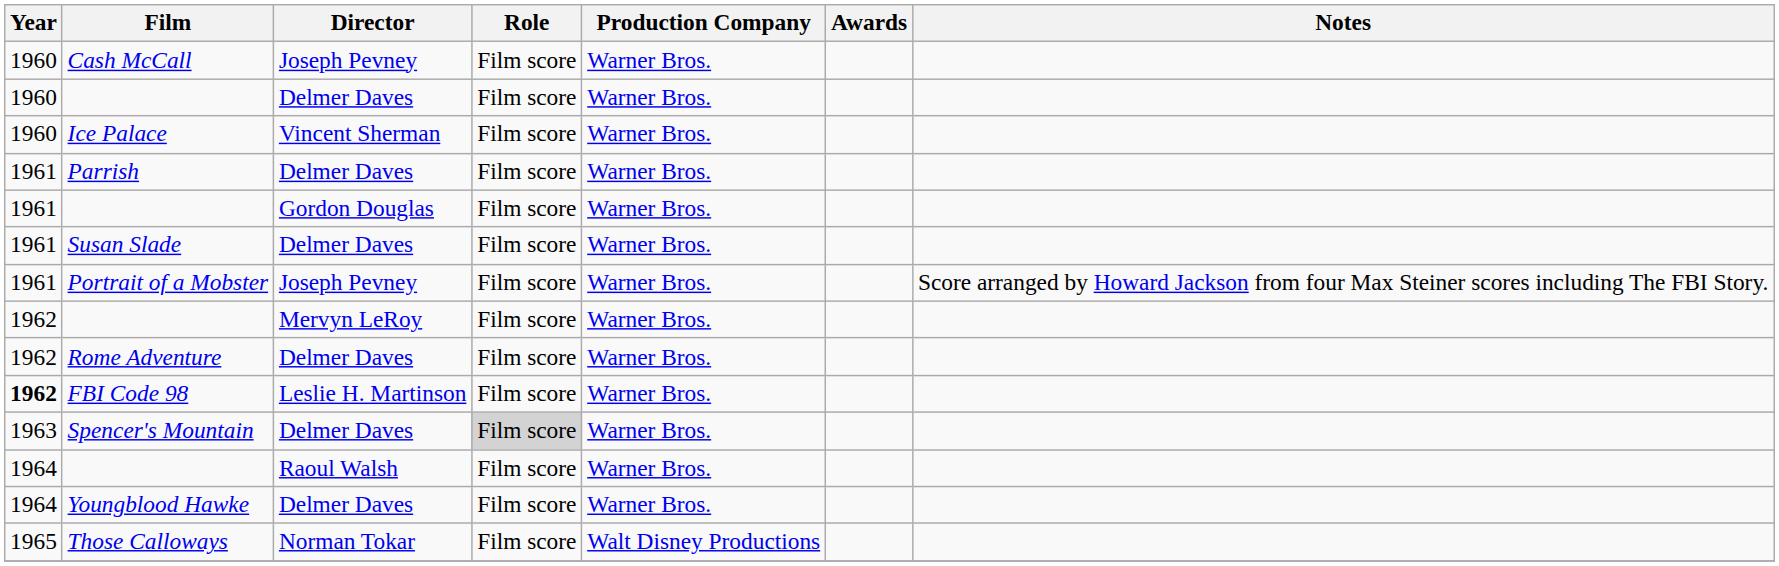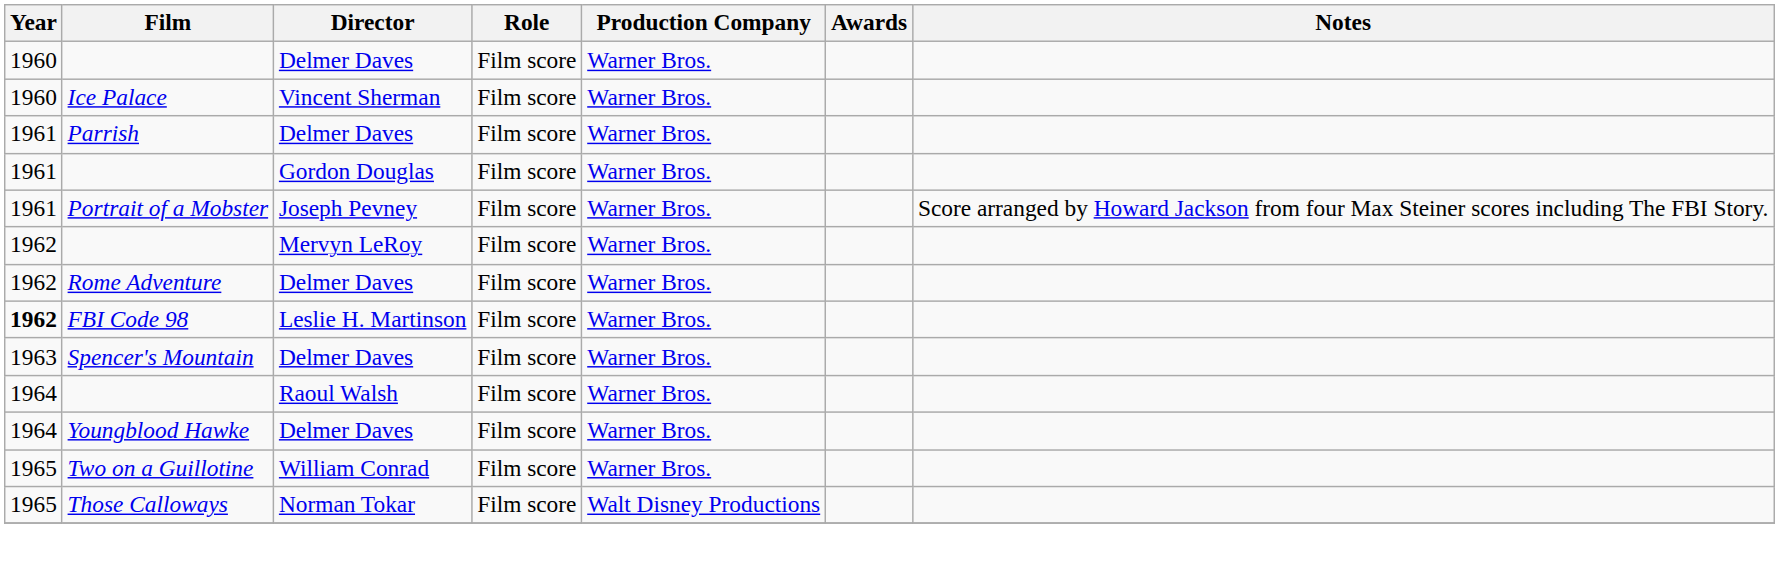- row: (130, 60)
- row: (124, 245)
(527, 430) lightgrey background -> (527, 356) no background
+ row: (161, 467)
